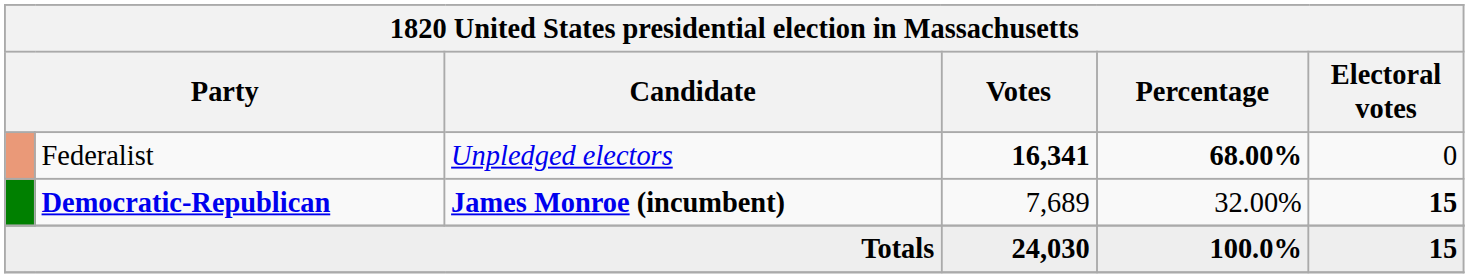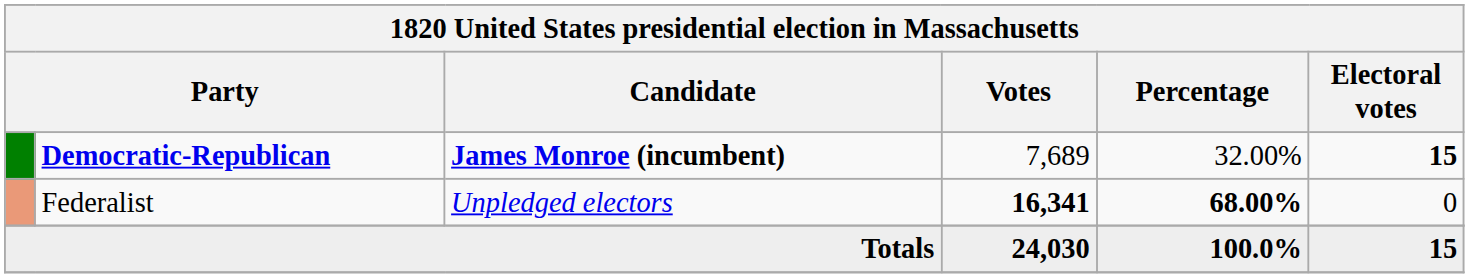rows swapped: (186, 202) <-> (98, 155)
